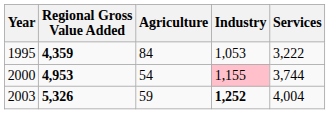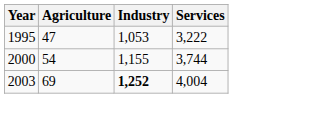- column: (87, 23)
(146, 53) 84 -> (49, 37) 47
(230, 75) pink background -> (133, 59) no background
(146, 97) 59 -> (49, 81) 69
